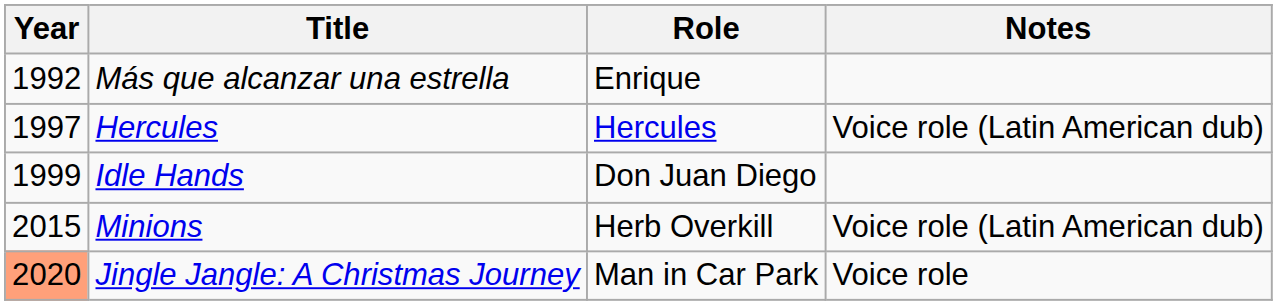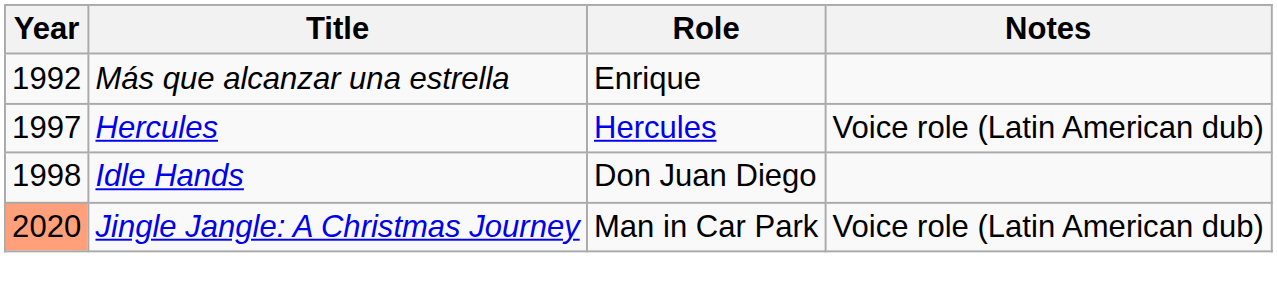(47, 176) 1999 -> (47, 176) 1998
- row: (149, 226)
(901, 275) Voice role -> (1048, 226) Voice role (Latin American dub)
